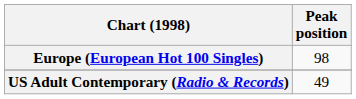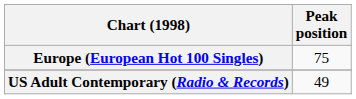(322, 57) 98 -> (322, 57) 75
